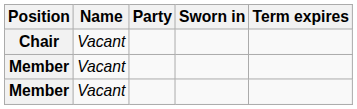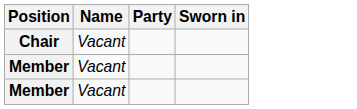- column: (301, 16)
